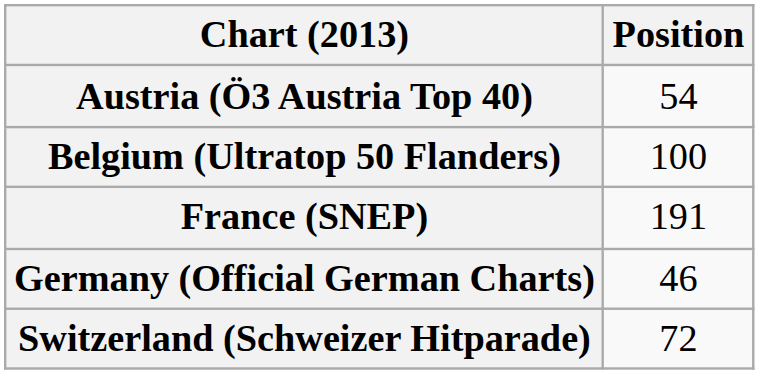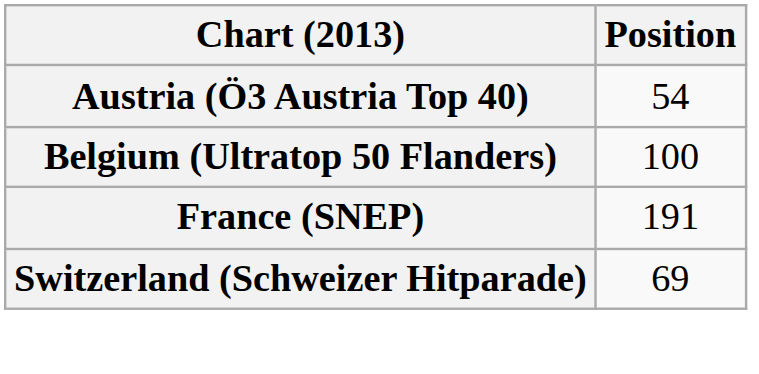- row: (304, 277)
(678, 338) 72 -> (670, 277) 69
